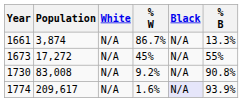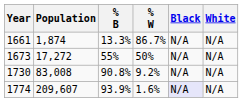columns swapped: (116, 18) <-> (220, 18)
(51, 40) 3,874 -> (51, 40) 1,874
(145, 57) 45% -> (145, 57) 50%
(57, 89) 209,617 -> (57, 89) 209,607
